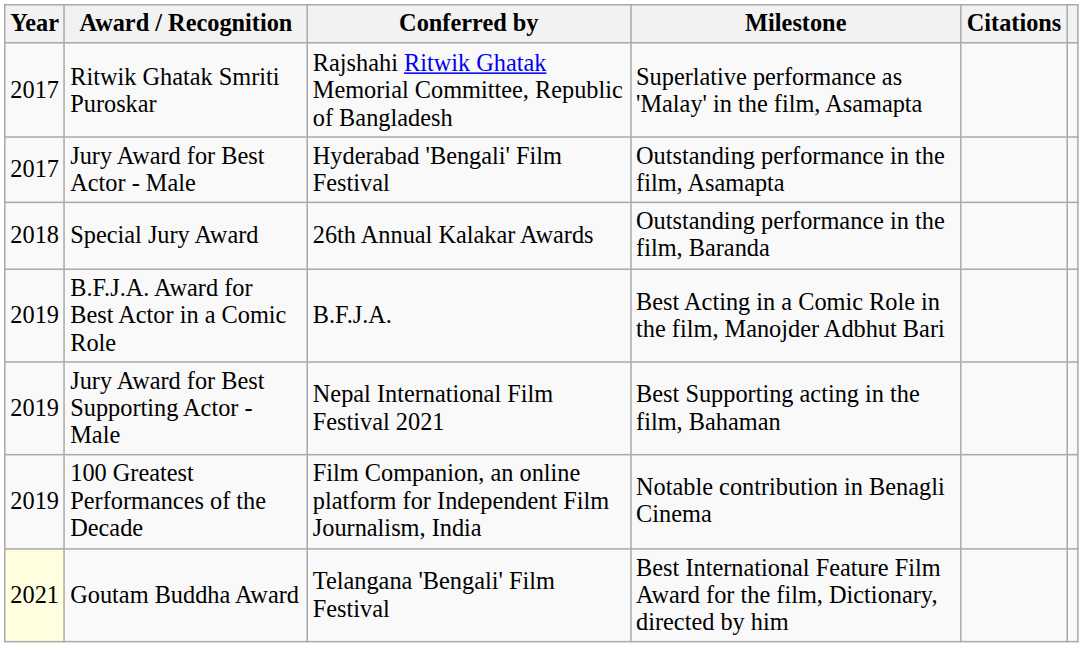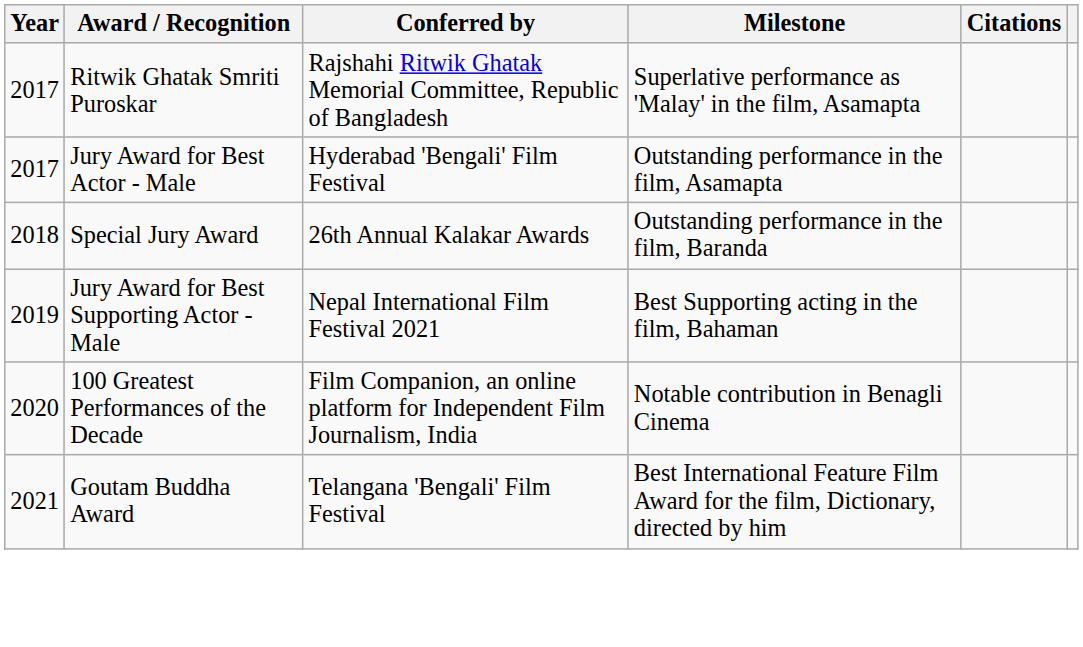- row: (178, 314)
(35, 501) 2019 -> (35, 408) 2020
(35, 594) lightyellow background -> (35, 501) no background
